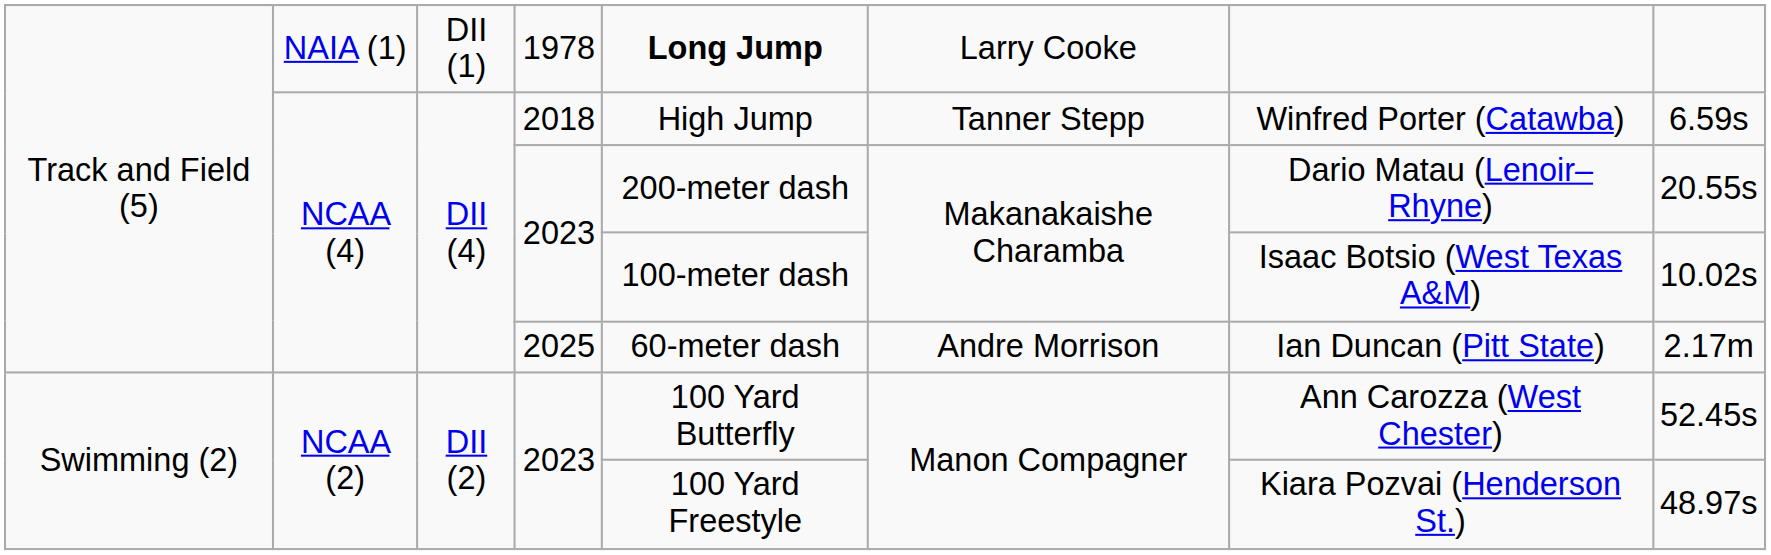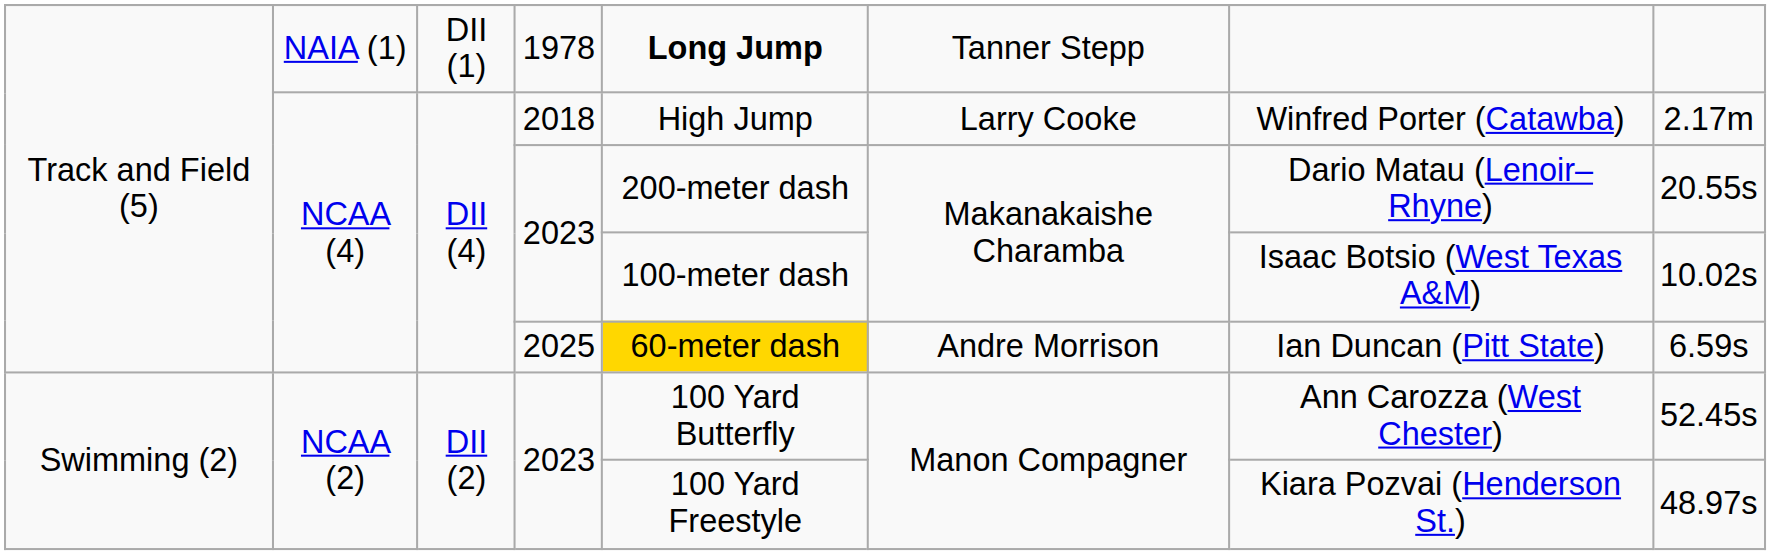(1048, 48) Larry Cooke -> (1048, 48) Tanner Stepp
(1048, 118) Tanner Stepp -> (1048, 118) Larry Cooke
(1709, 118) 6.59s -> (1709, 118) 2.17m
(735, 345) no background -> (735, 345) gold background
(1709, 345) 2.17m -> (1709, 345) 6.59s
